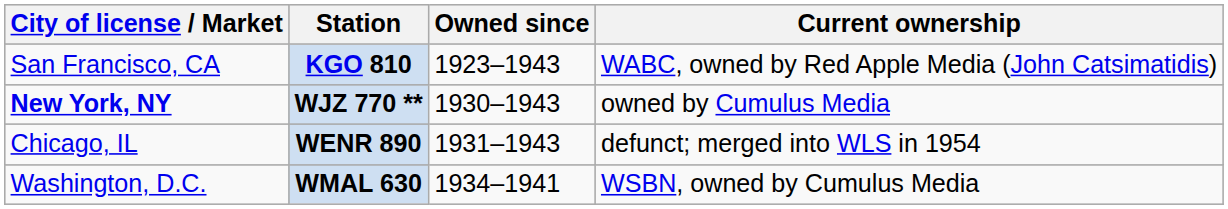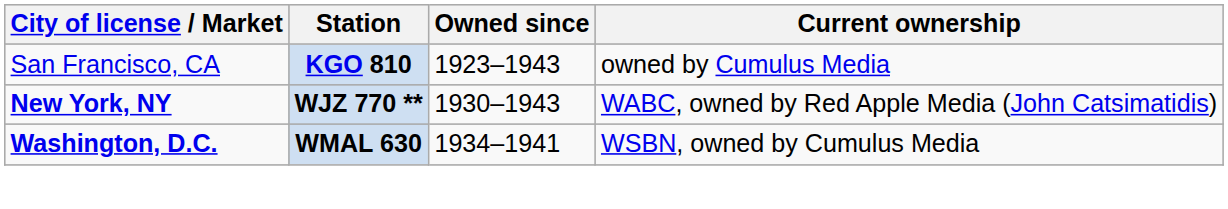(909, 64) WABC, owned by Red Apple Media (John Catsimatidis) -> (745, 64) owned by Cumulus Media
(745, 104) owned by Cumulus Media -> (909, 104) WABC, owned by Red Apple Media (John Catsimatidis)
- row: (359, 143)
(109, 183) normal -> (114, 143) bold
